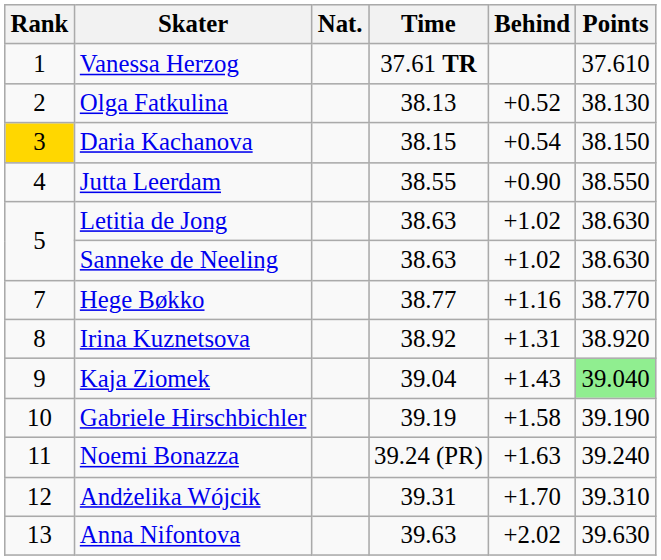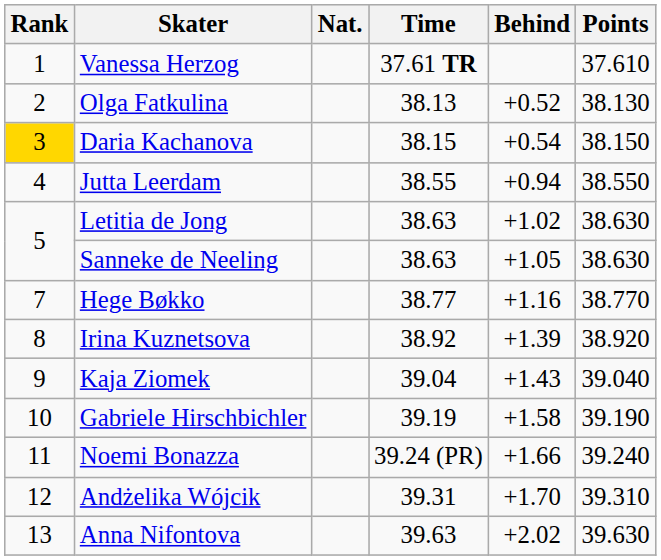(532, 181) +0.90 -> (532, 181) +0.94
(532, 260) +1.02 -> (532, 260) +1.05
(532, 338) +1.31 -> (532, 338) +1.39
(616, 378) lightgreen background -> (616, 378) no background
(532, 456) +1.63 -> (532, 456) +1.66
